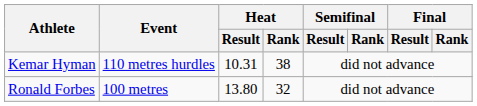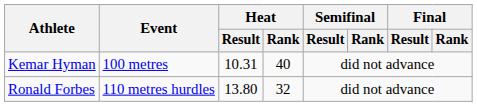(159, 64) 110 metres hurdles -> (135, 64) 100 metres
(283, 64) 38 -> (283, 64) 40
(135, 89) 100 metres -> (159, 89) 110 metres hurdles
